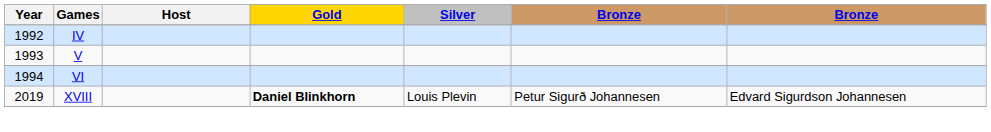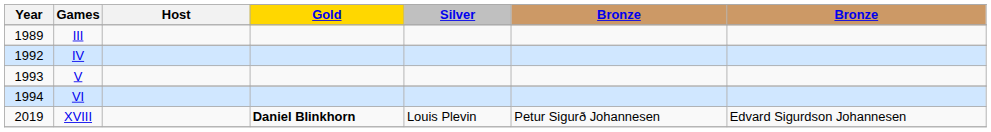+ row: (78, 35)
